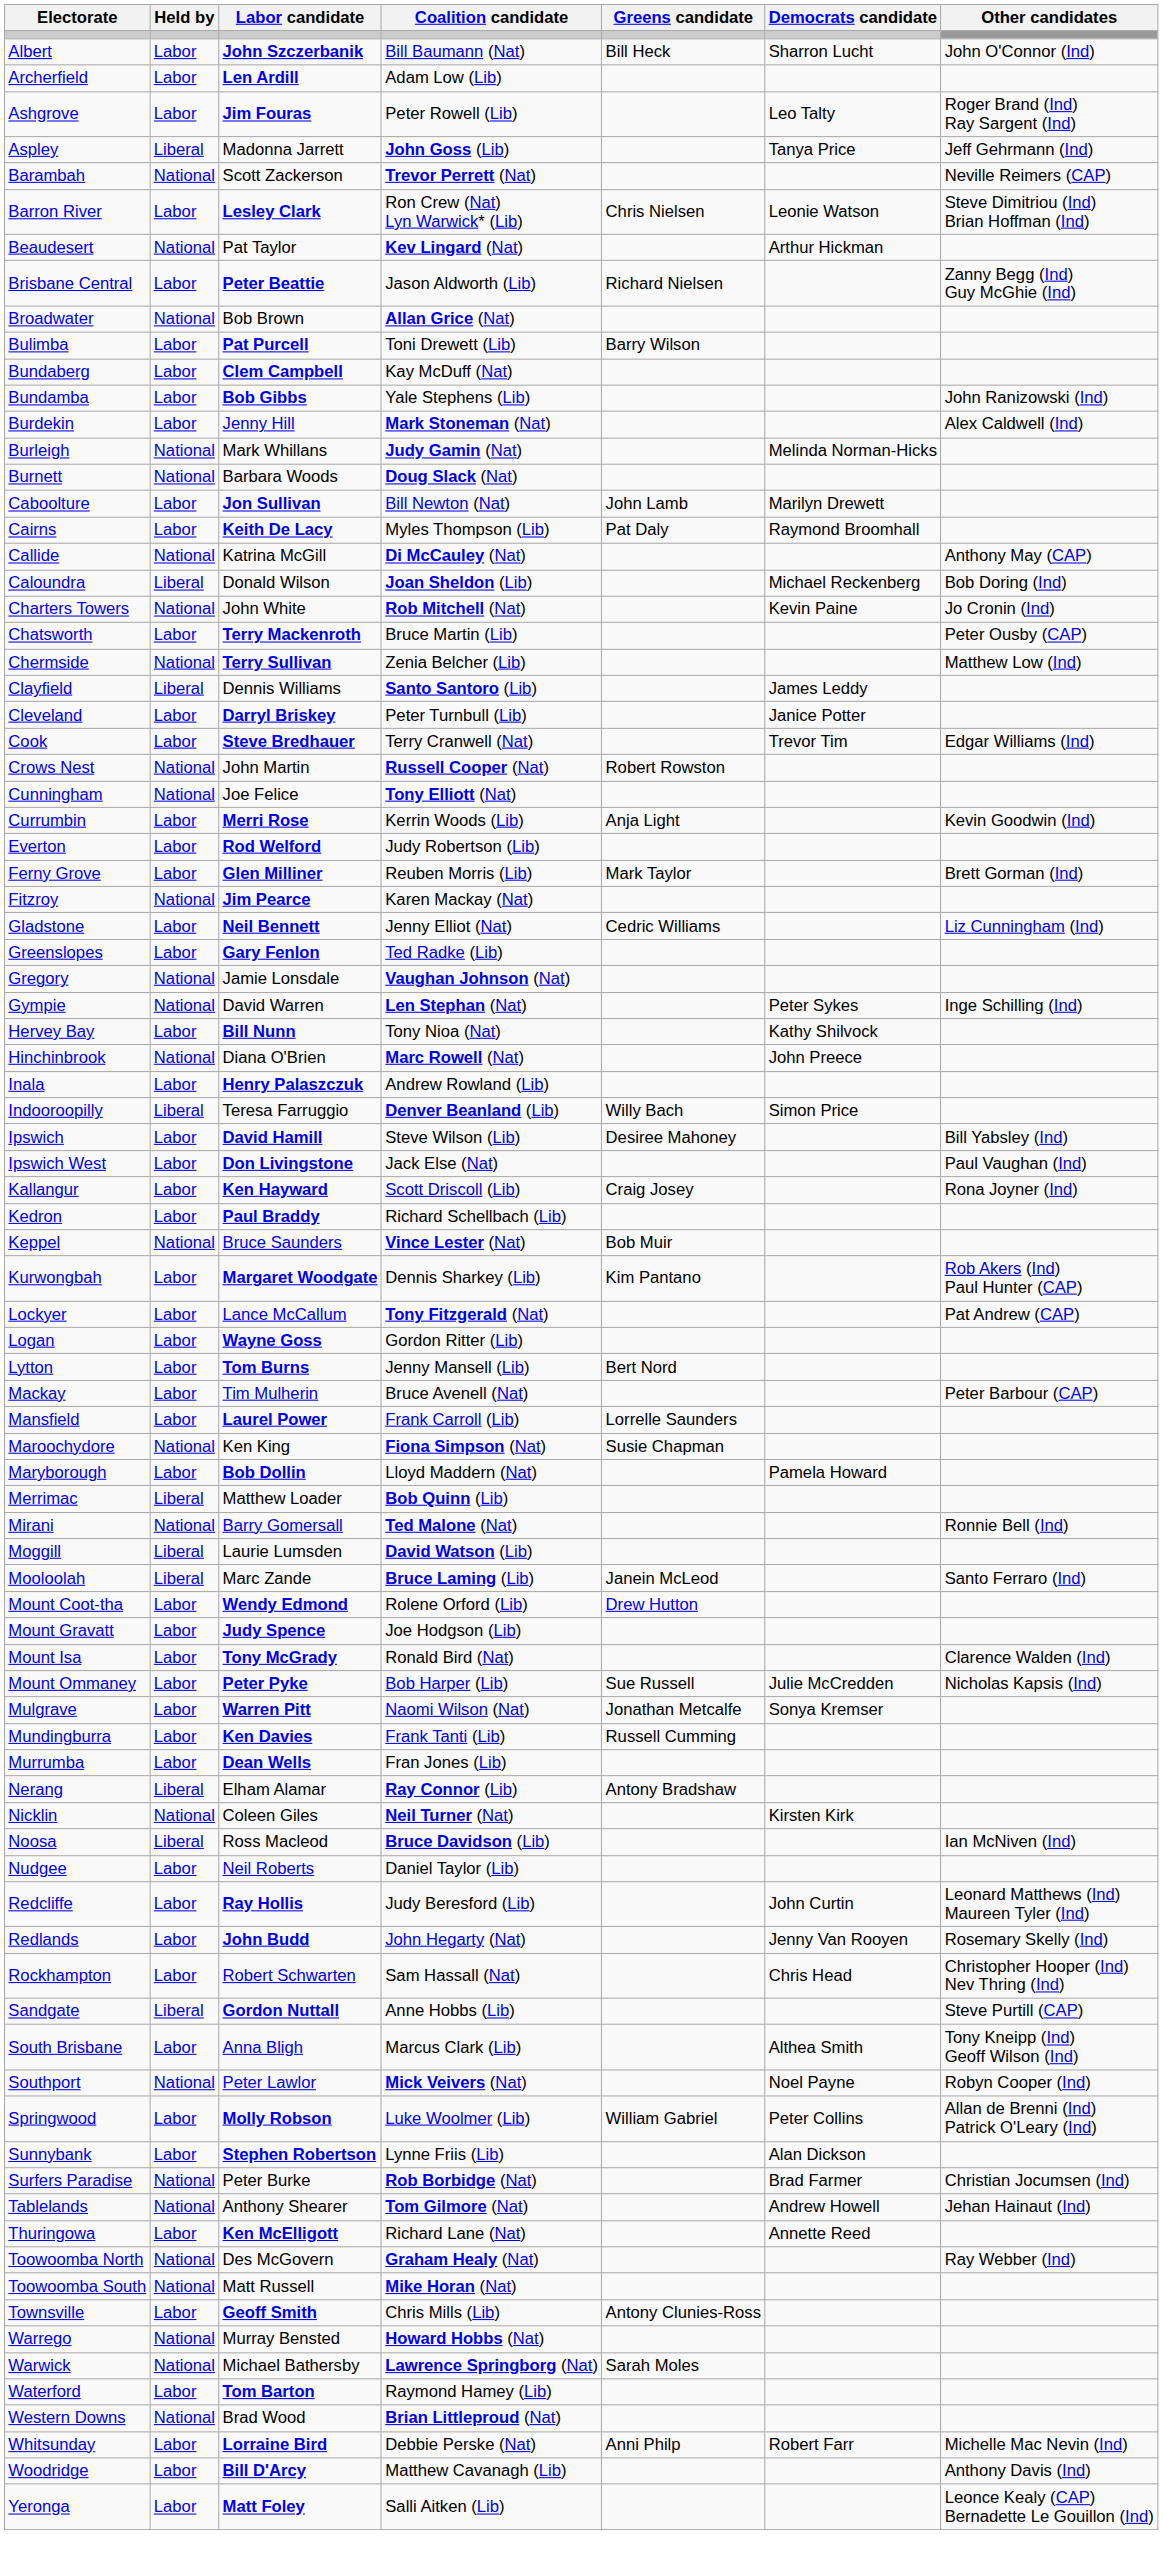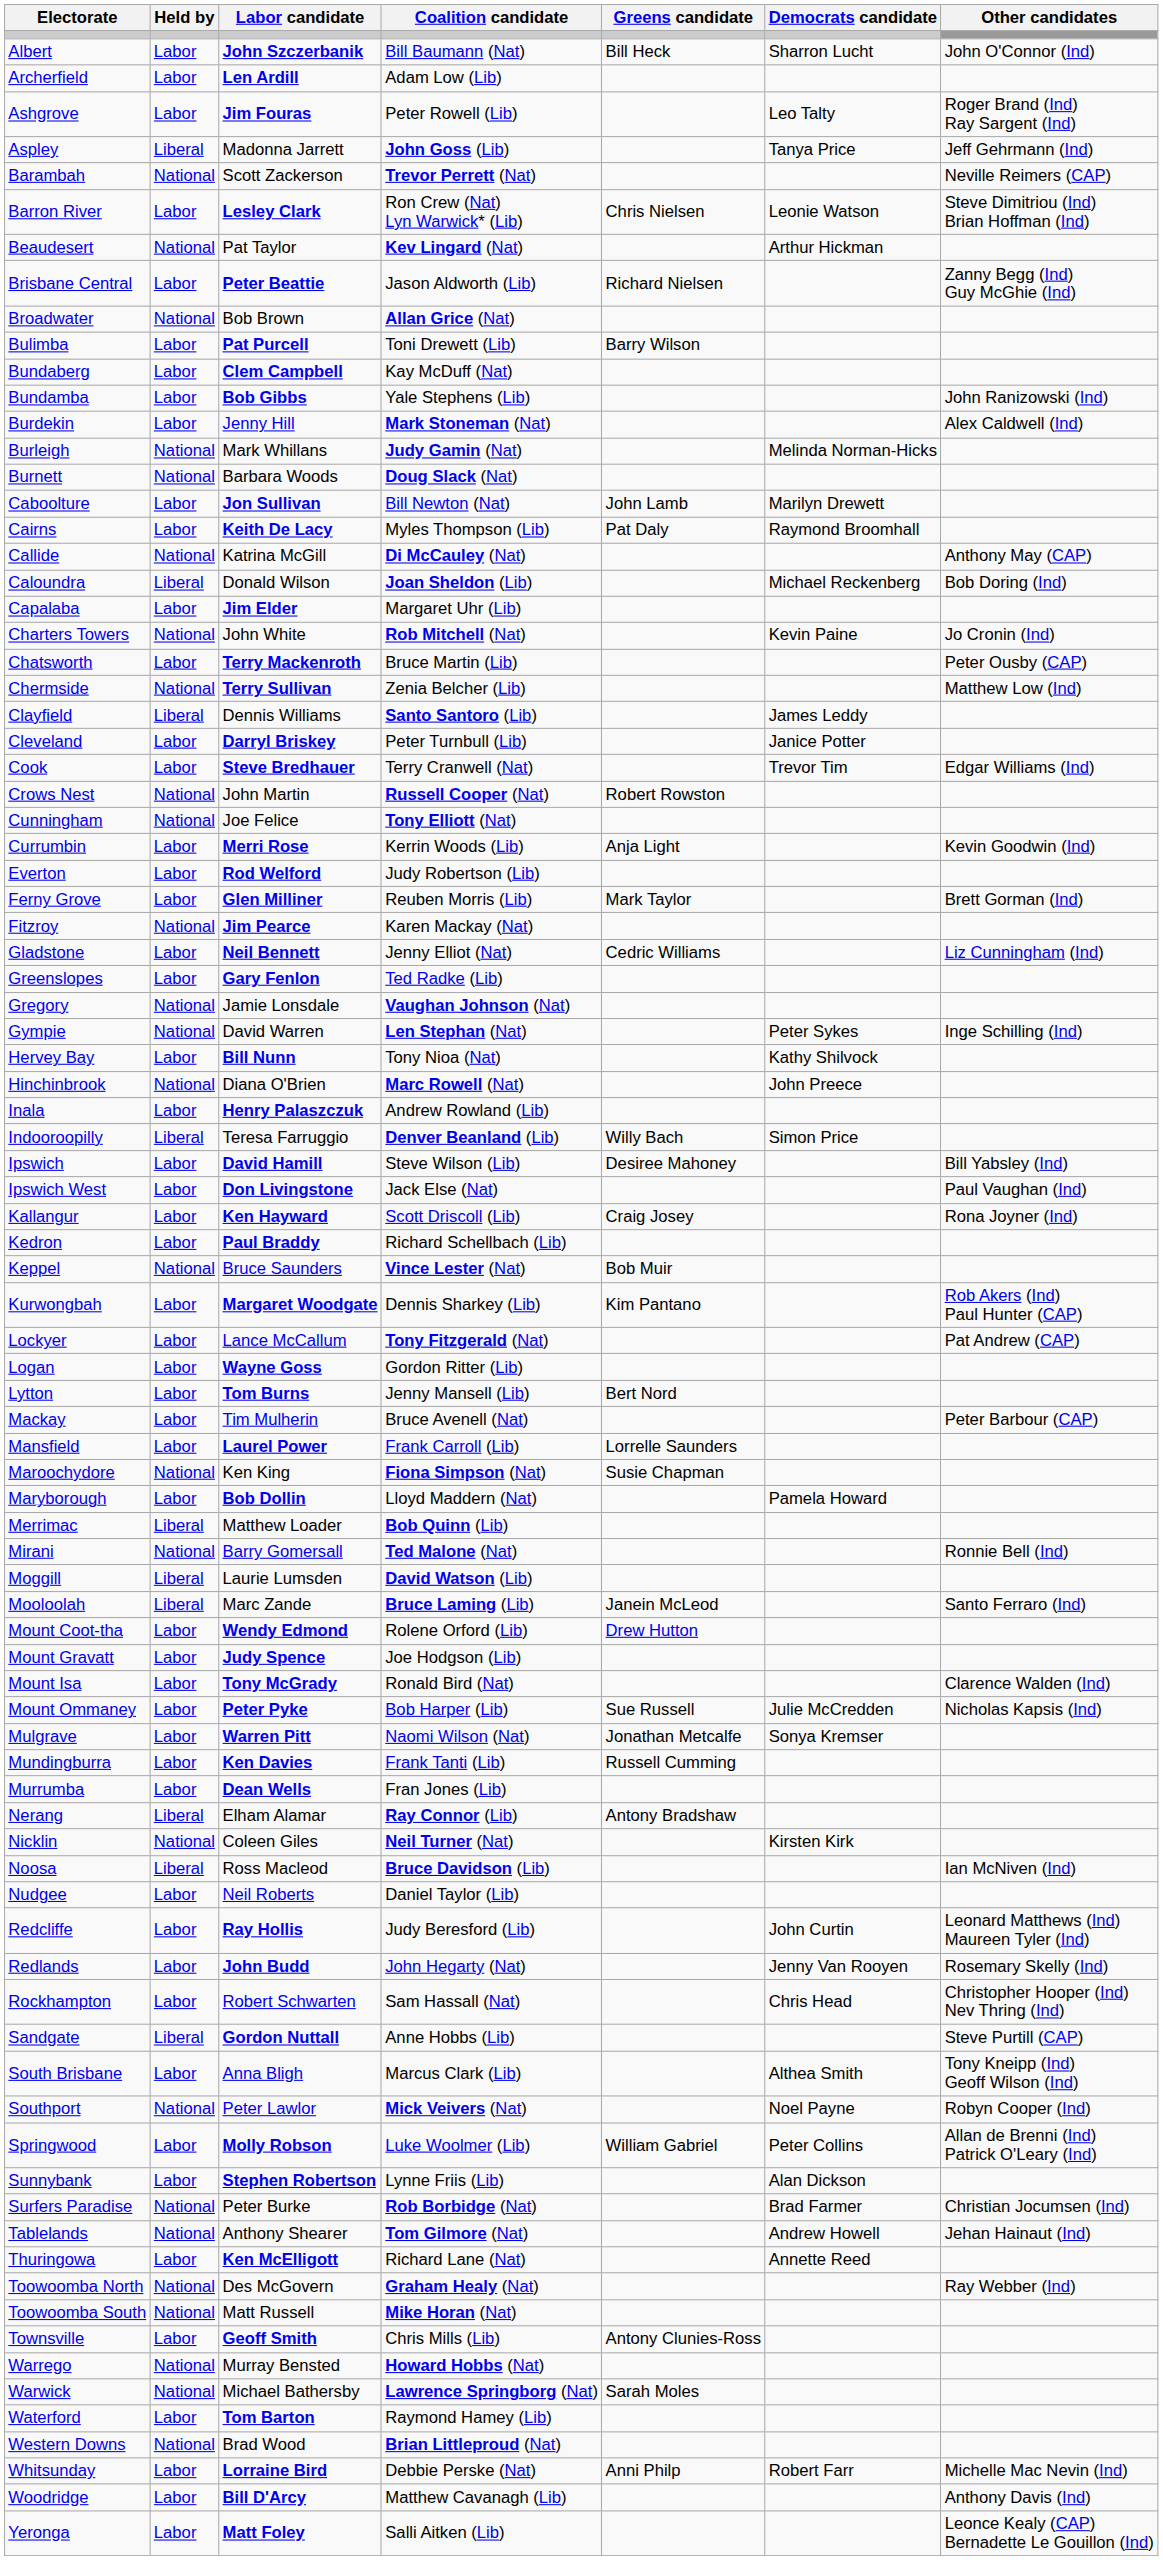+ row: (44, 609)
